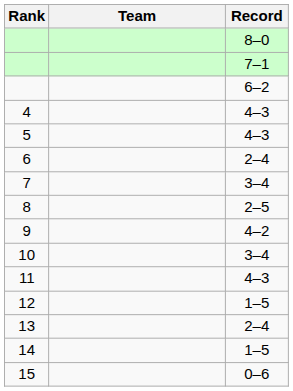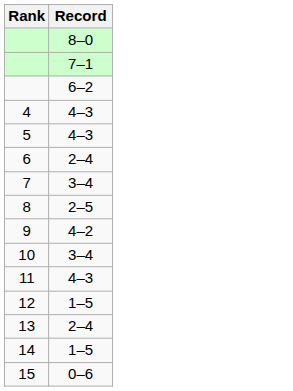- column: (137, 16)
